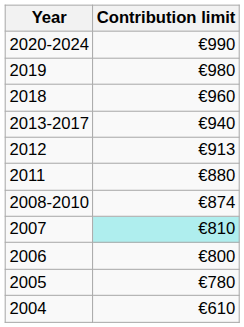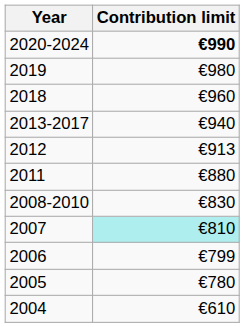(217, 44) normal -> (217, 44) bold
(217, 203) €874 -> (217, 203) €830
(217, 255) €800 -> (217, 255) €799
